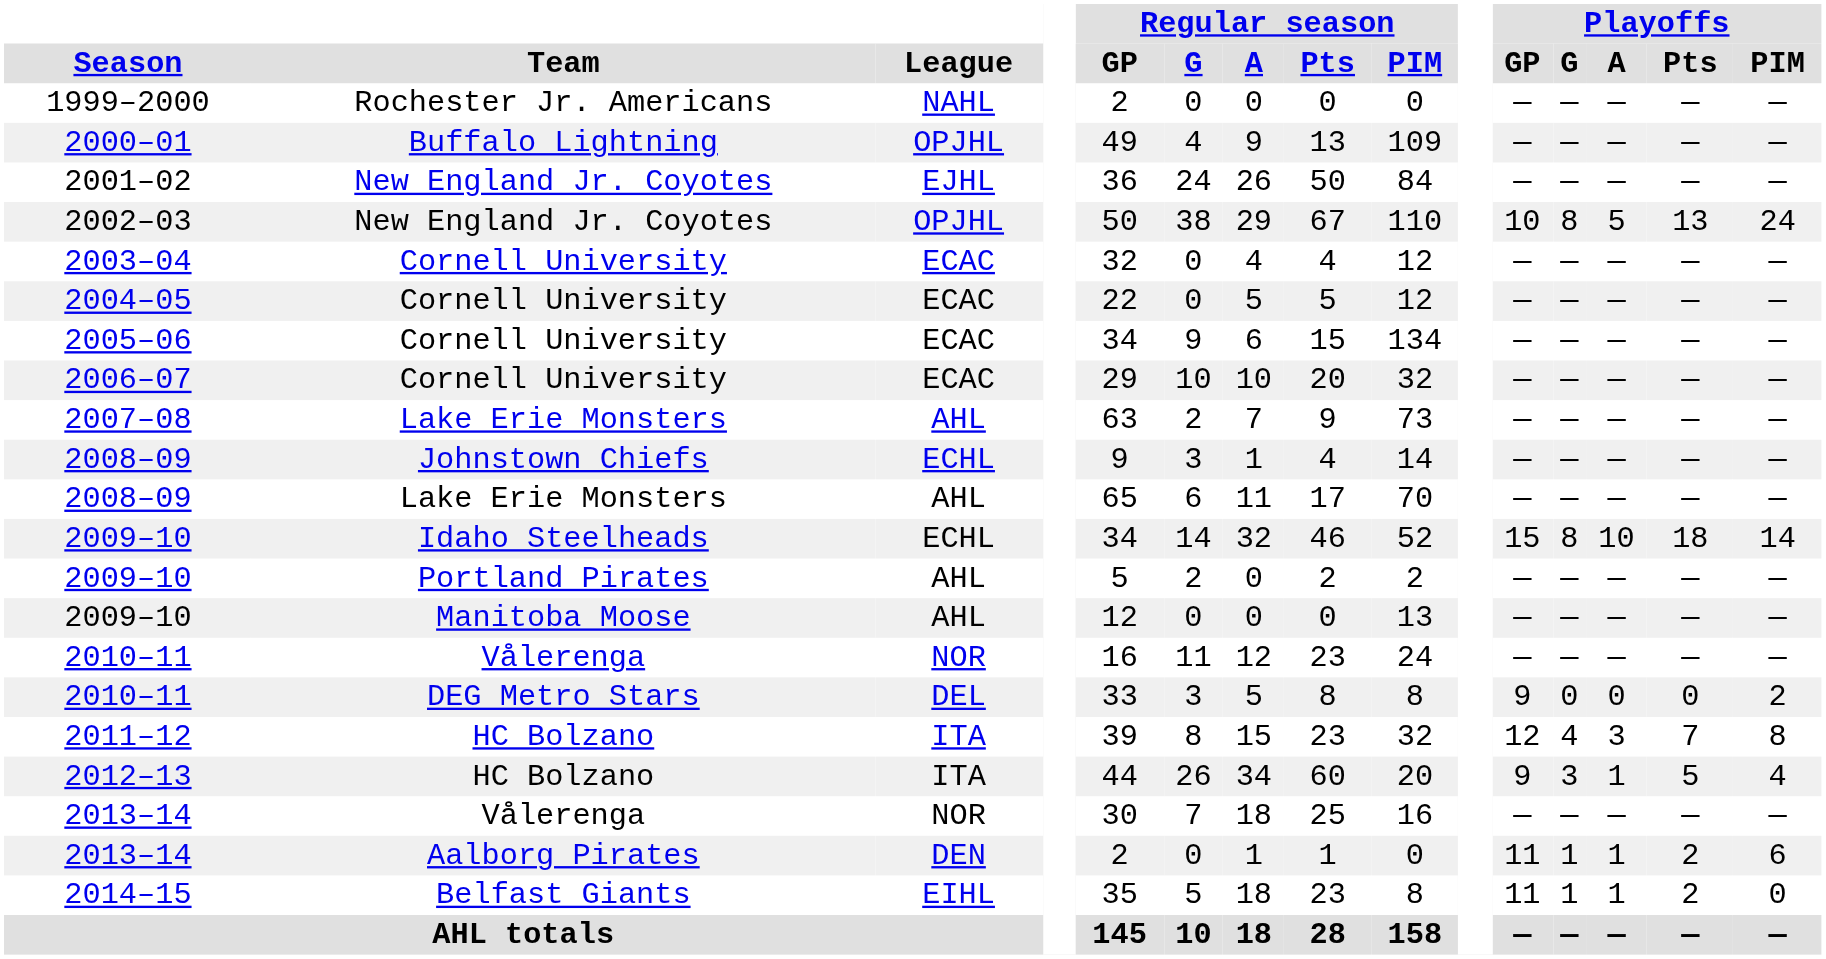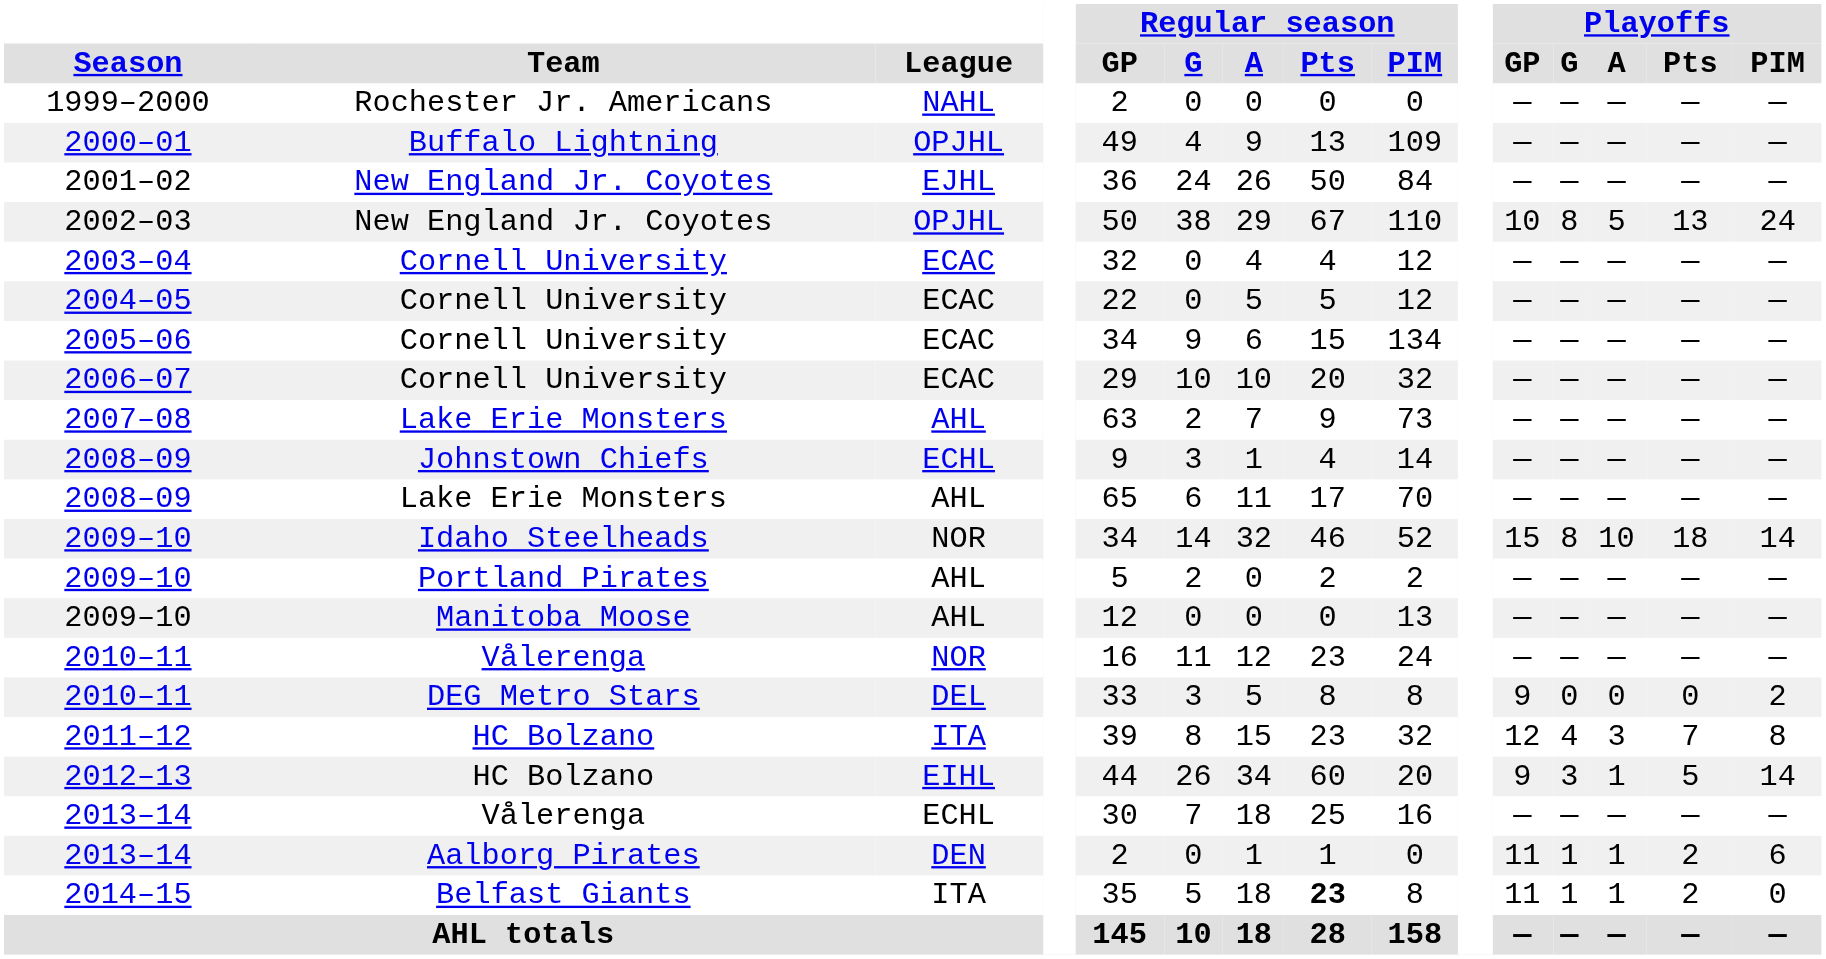(959, 539) ECHL -> (959, 539) NOR
(959, 776) ITA -> (959, 776) EIHL
(1778, 776) 4 -> (1778, 776) 14
(959, 816) NOR -> (959, 816) ECHL
(959, 895) EIHL -> (959, 895) ITA
(1328, 895) normal -> (1328, 895) bold
